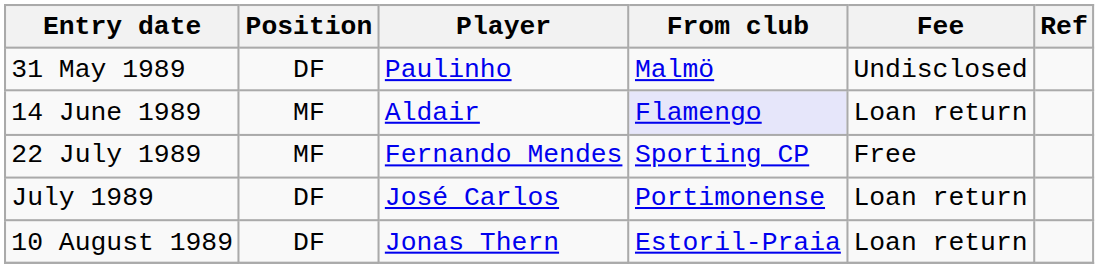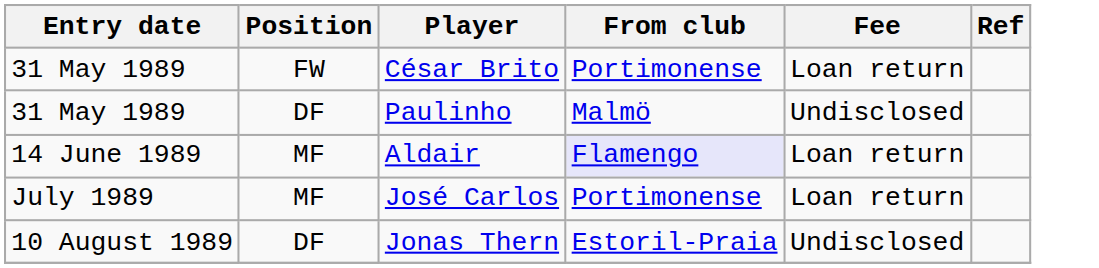+ row: (472, 70)
- row: (504, 156)
(309, 199) DF -> (309, 199) MF
(941, 242) Loan return -> (877, 242) Undisclosed
